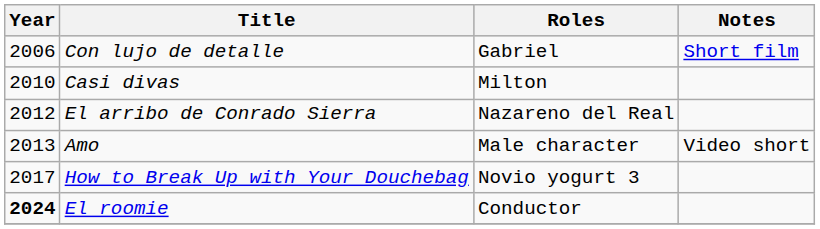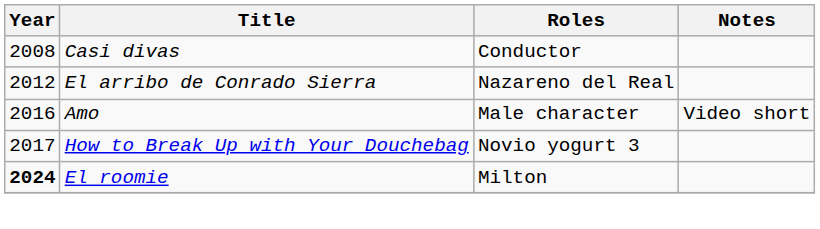- row: (174, 52)
(32, 83) 2010 -> (32, 52) 2008
(513, 83) Milton -> (530, 52) Conductor
(32, 146) 2013 -> (32, 114) 2016
(530, 209) Conductor -> (513, 177) Milton
